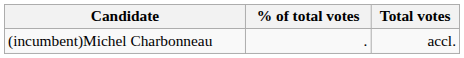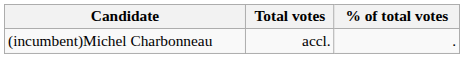columns swapped: (415, 16) <-> (308, 16)
